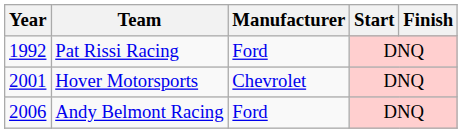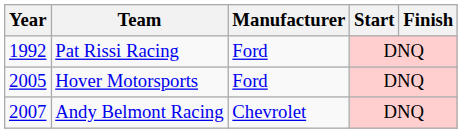(28, 82) 2001 -> (28, 82) 2005
(269, 82) Chevrolet -> (250, 82) Ford
(28, 112) 2006 -> (28, 112) 2007
(250, 112) Ford -> (269, 112) Chevrolet
